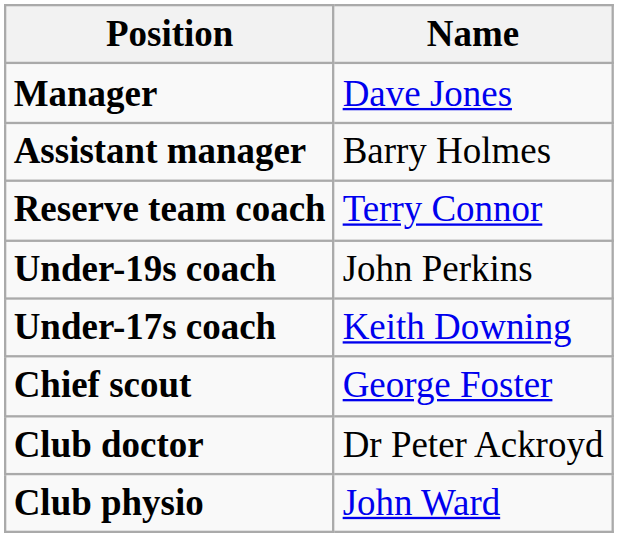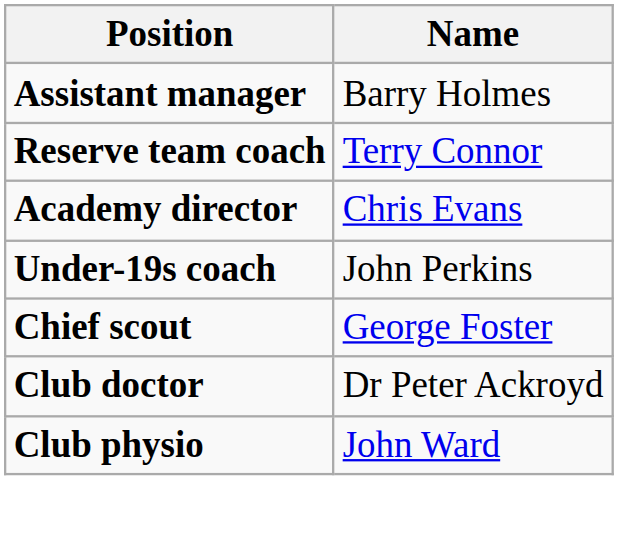- row: (86, 92)
+ row: (155, 209)
- row: (145, 326)
